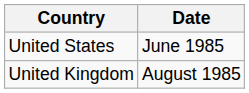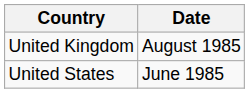rows swapped: (61, 46) <-> (71, 74)
